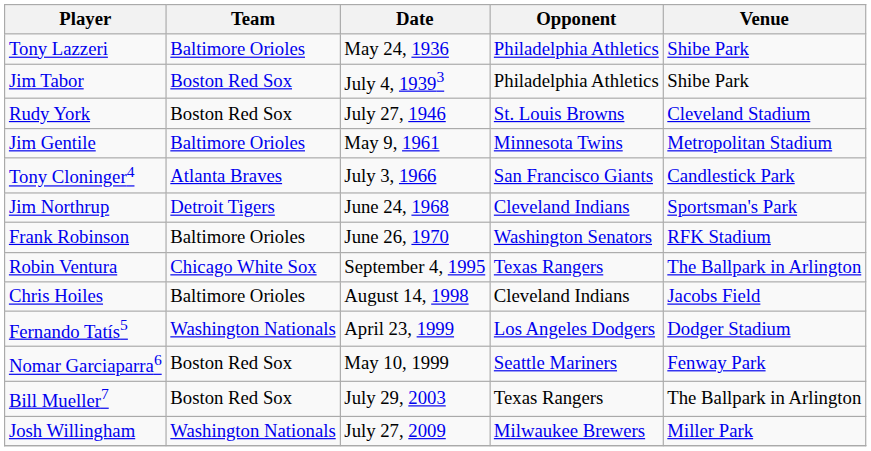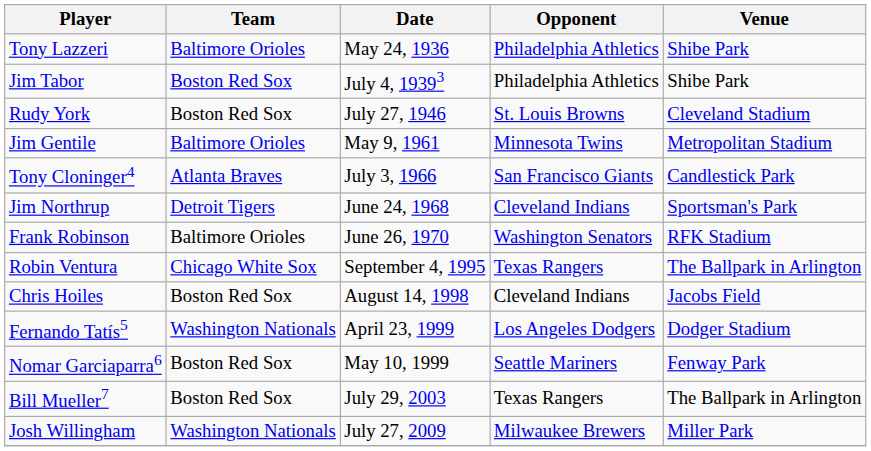(238, 296) Baltimore Orioles -> (231, 296) Boston Red Sox
